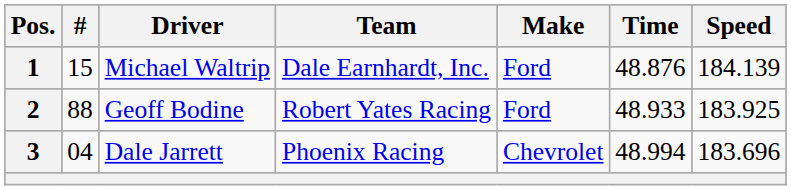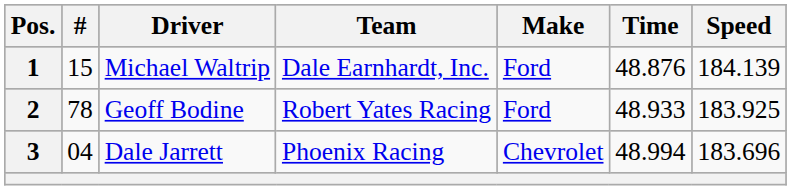(80, 109) 88 -> (80, 109) 78
